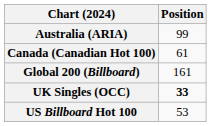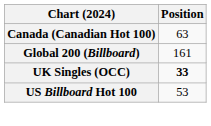- row: (81, 33)
(182, 53) 61 -> (182, 33) 63
